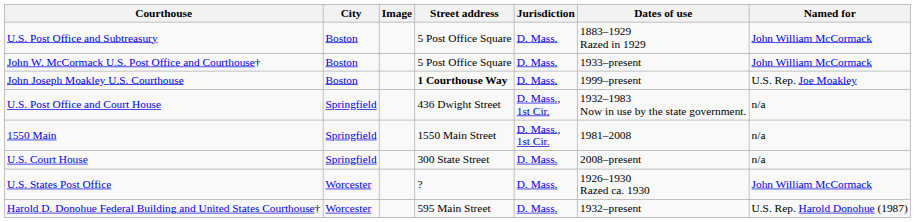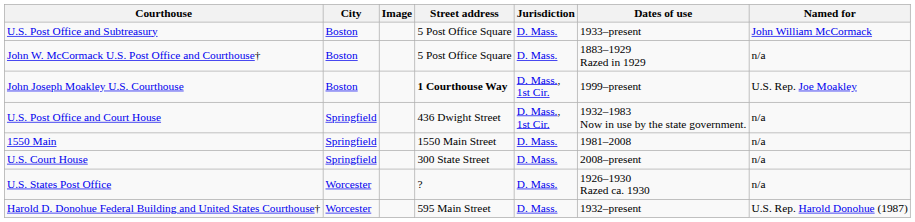(613, 37) 1883–1929 Razed in 1929 -> (611, 31) 1933–present
(611, 62) 1933–present -> (613, 55) 1883–1929 Razed in 1929
(812, 62) John William McCormack -> (759, 55) n/a
(537, 80) D. Mass. -> (539, 86) D. Mass., 1st Cir.
(539, 135) D. Mass., 1st Cir. -> (537, 141) D. Mass.
(812, 184) John William McCormack -> (759, 184) n/a
